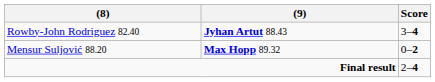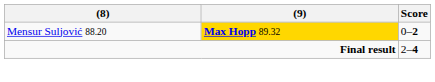- row: (73, 31)
(242, 49) no background -> (242, 31) gold background
